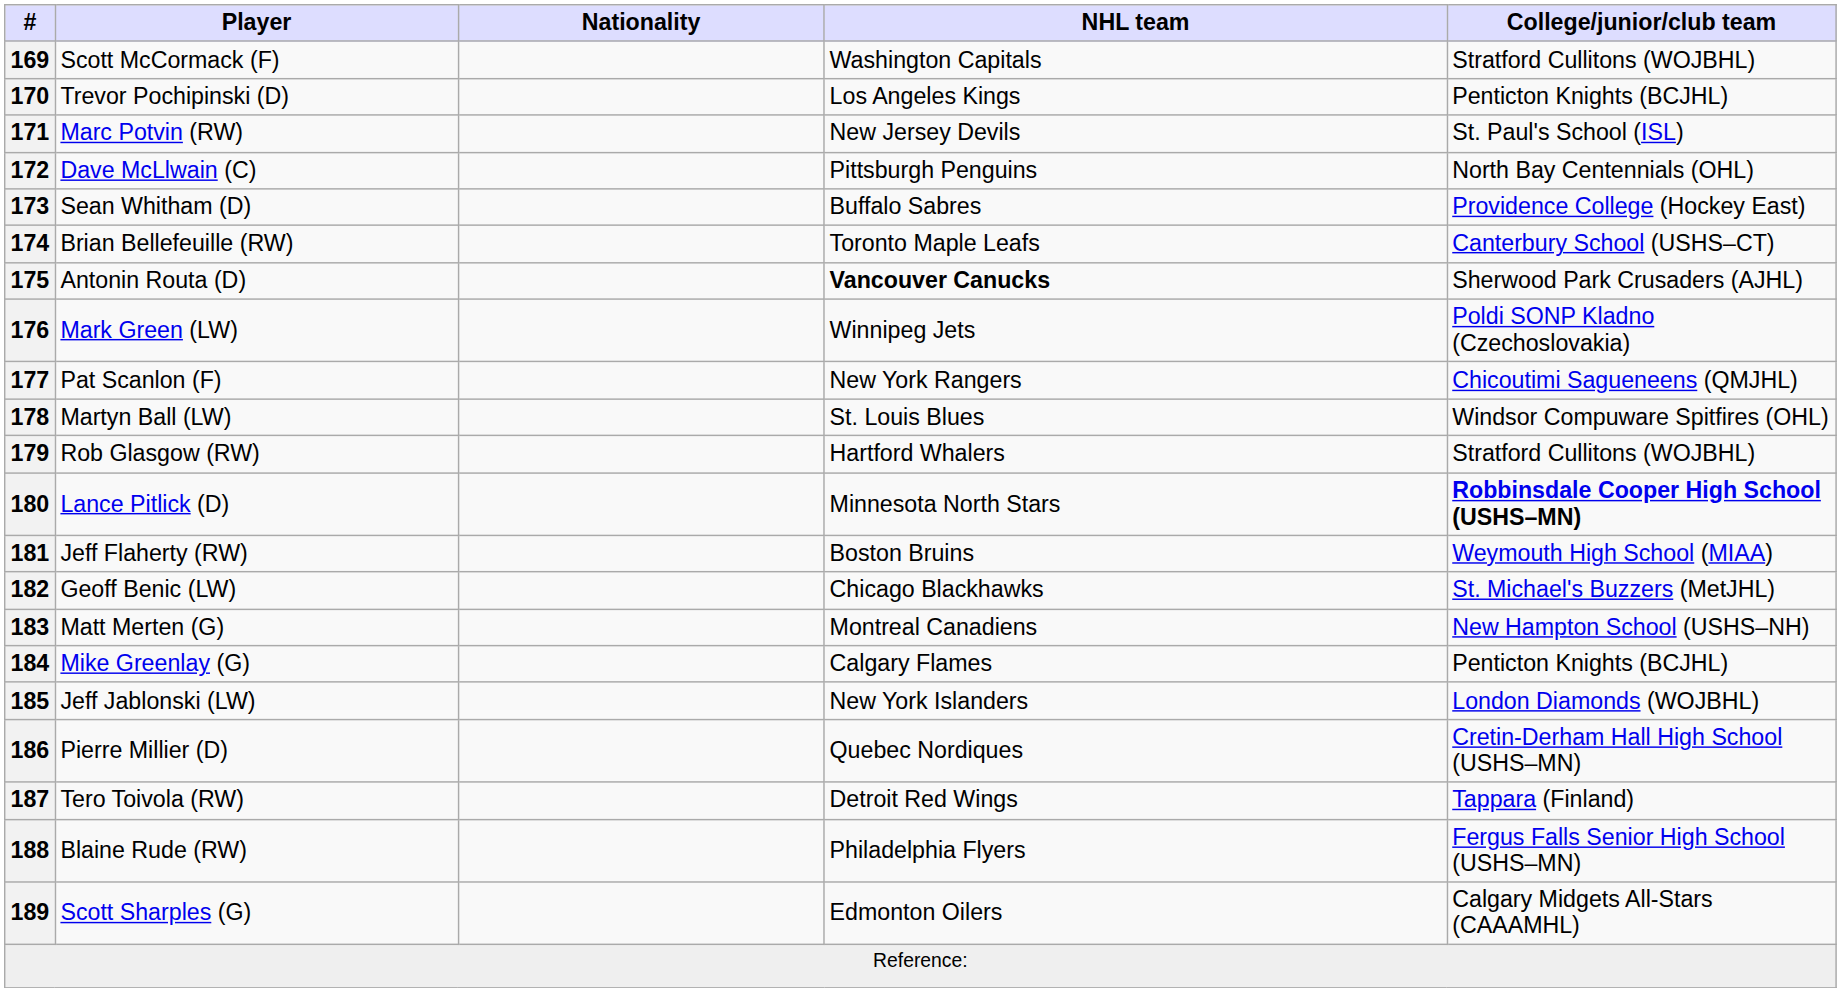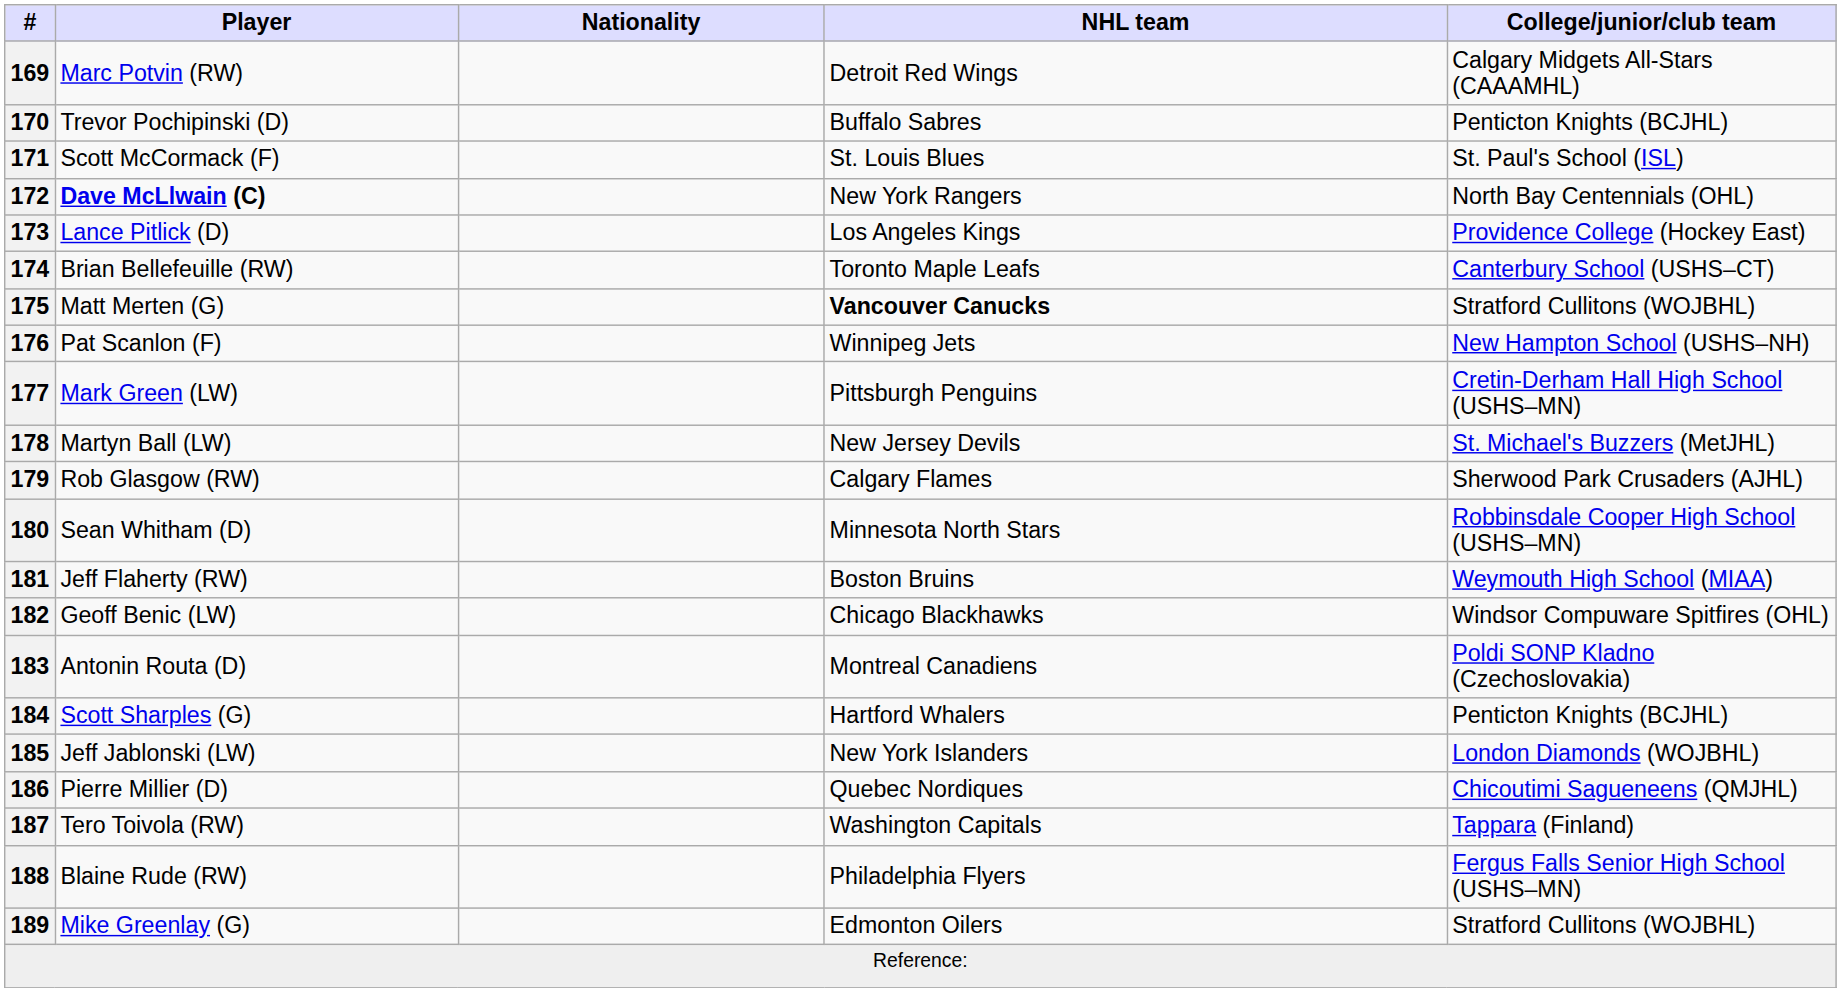(170, 59) Scott McCormack (F) -> (152, 72) Marc Potvin (RW)
(936, 59) Washington Capitals -> (924, 72) Detroit Red Wings
(1604, 59) Stratford Cullitons (WOJBHL) -> (1582, 72) Calgary Midgets All-Stars (CAAAMHL)
(925, 96) Los Angeles Kings -> (905, 122) Buffalo Sabres
(152, 133) Marc Potvin (RW) -> (170, 159) Scott McCormack (F)
(925, 133) New Jersey Devils -> (907, 159) St. Louis Blues
(158, 170) normal -> (163, 196) bold
(933, 170) Pittsburgh Penguins -> (926, 196) New York Rangers
(156, 206) Sean Whitham (D) -> (145, 232) Lance Pitlick (D)
(905, 206) Buffalo Sabres -> (925, 232) Los Angeles Kings
(153, 280) Antonin Routa (D) -> (142, 306) Matt Merten (G)
(1628, 280) Sherwood Park Crusaders (AJHL) -> (1604, 306) Stratford Cullitons (WOJBHL)
(149, 330) Mark Green (LW) -> (141, 343) Pat Scanlon (F)
(1553, 330) Poldi SONP Kladno (Czechoslovakia) -> (1631, 343) New Hampton School (USHS–NH)
(141, 380) Pat Scanlon (F) -> (149, 393) Mark Green (LW)
(926, 380) New York Rangers -> (933, 393) Pittsburgh Penguins
(1625, 380) Chicoutimi Sagueneens (QMJHL) -> (1617, 393) Cretin-Derham Hall High School (USHS–MN)
(907, 416) St. Louis Blues -> (925, 443) New Jersey Devils
(1640, 416) Windsor Compuware Spitfires (OHL) -> (1614, 443) St. Michael's Buzzers (MetJHL)
(917, 453) Hartford Whalers -> (911, 479) Calgary Flames
(1604, 453) Stratford Cullitons (WOJBHL) -> (1628, 479) Sherwood Park Crusaders (AJHL)
(145, 503) Lance Pitlick (D) -> (156, 529) Sean Whitham (D)
(1637, 503) bold -> (1624, 529) normal
(1614, 590) St. Michael's Buzzers (MetJHL) -> (1640, 616) Windsor Compuware Spitfires (OHL)
(142, 627) Matt Merten (G) -> (153, 666) Antonin Routa (D)
(1631, 627) New Hampton School (USHS–NH) -> (1553, 666) Poldi SONP Kladno (Czechoslovakia)
(155, 663) Mike Greenlay (G) -> (156, 715) Scott Sharples (G)
(911, 663) Calgary Flames -> (917, 715) Hartford Whalers
(1617, 750) Cretin-Derham Hall High School (USHS–MN) -> (1625, 789) Chicoutimi Sagueneens (QMJHL)
(924, 800) Detroit Red Wings -> (936, 826) Washington Capitals
(156, 913) Scott Sharples (G) -> (155, 926) Mike Greenlay (G)
(1582, 913) Calgary Midgets All-Stars (CAAAMHL) -> (1604, 926) Stratford Cullitons (WOJBHL)
